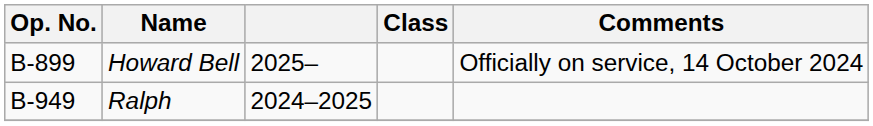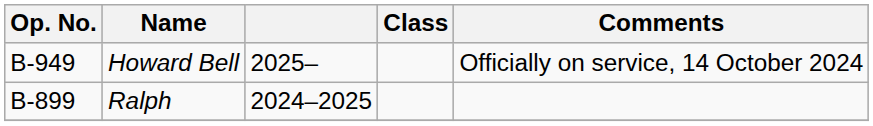(43, 62) B-899 -> (43, 62) B-949
(43, 100) B-949 -> (43, 100) B-899
